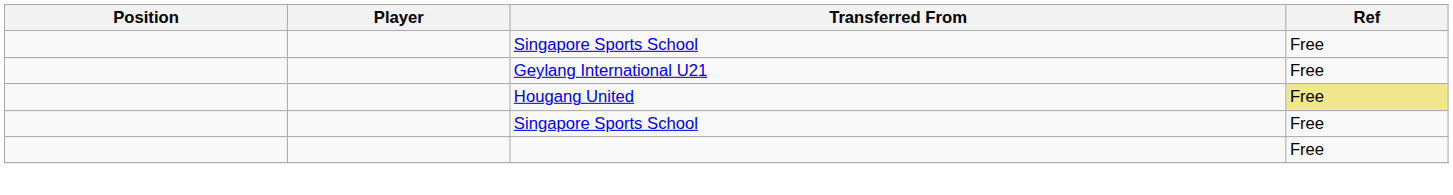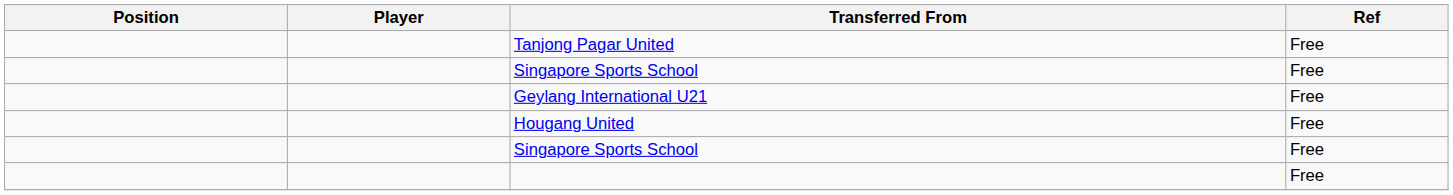+ row: (146, 44)
(1307, 96) khaki background -> (1307, 123) no background
